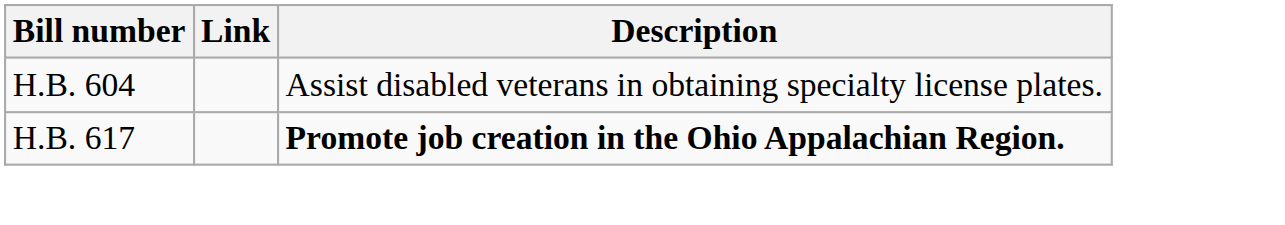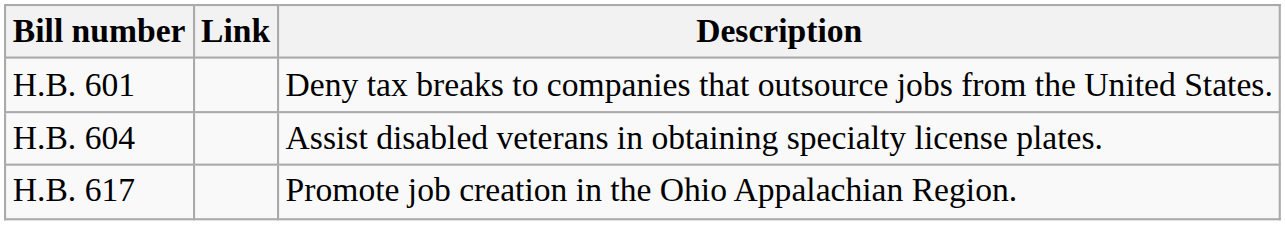+ row: (74, 84)
(675, 137) bold -> (651, 191) normal
